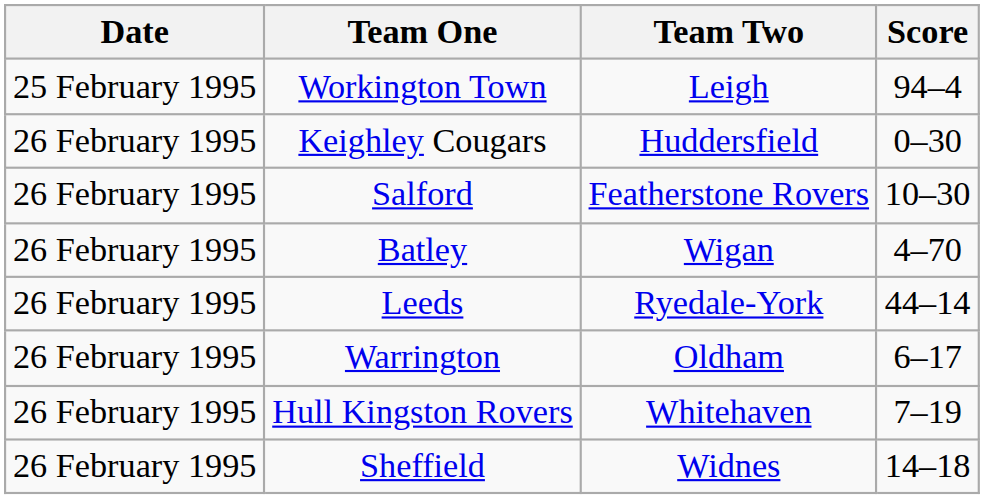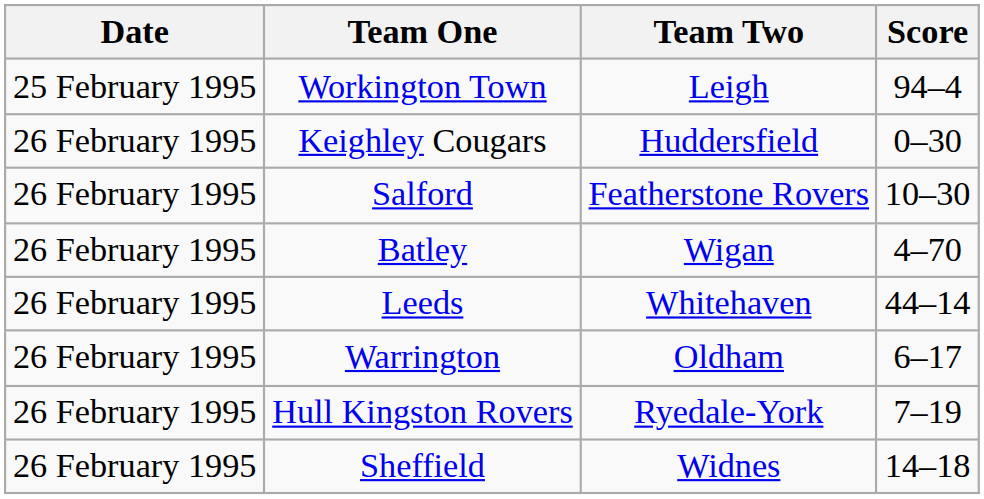(729, 303) Ryedale-York -> (729, 303) Whitehaven
(729, 411) Whitehaven -> (729, 411) Ryedale-York
